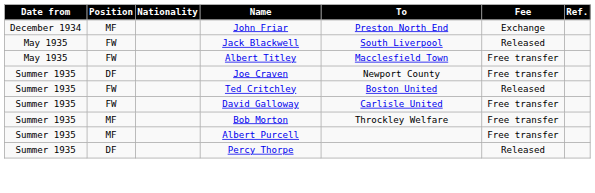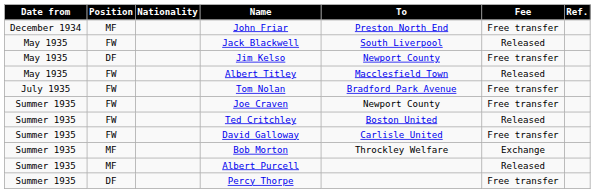(523, 27) Exchange -> (523, 27) Free transfer
+ row: (261, 58)
(523, 58) Free transfer -> (523, 73) Released
+ row: (261, 88)
(111, 73) DF -> (111, 104) FW
(523, 119) Free transfer -> (523, 150) Exchange
(523, 134) Free transfer -> (523, 165) Released
(523, 150) Released -> (523, 180) Free transfer
